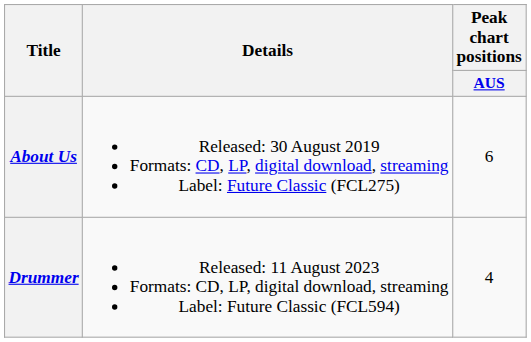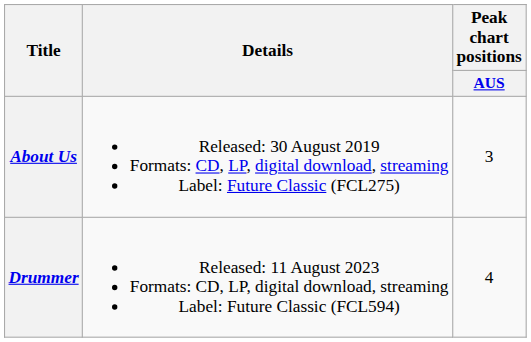(489, 156) 6 -> (489, 156) 3
